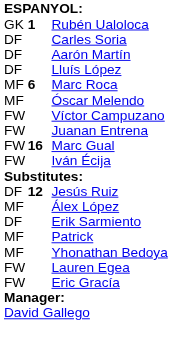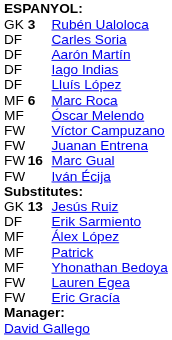(32, 24) 1 -> (32, 24) 3
+ row: (85, 69)
(13, 191) DF -> (14, 206) GK
(35, 191) 12 -> (35, 206) 13
rows swapped: (96, 221) <-> (85, 206)
